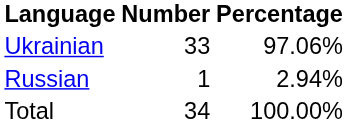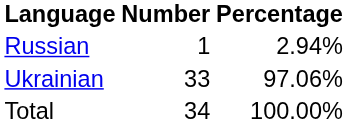rows swapped: (54, 46) <-> (47, 79)
